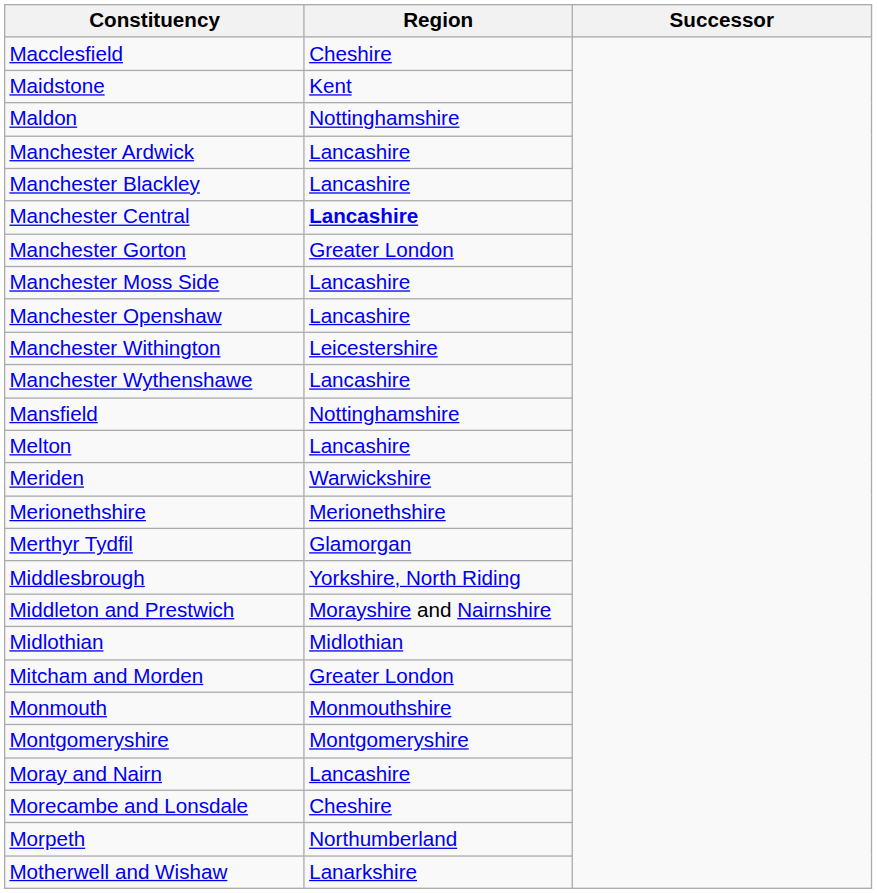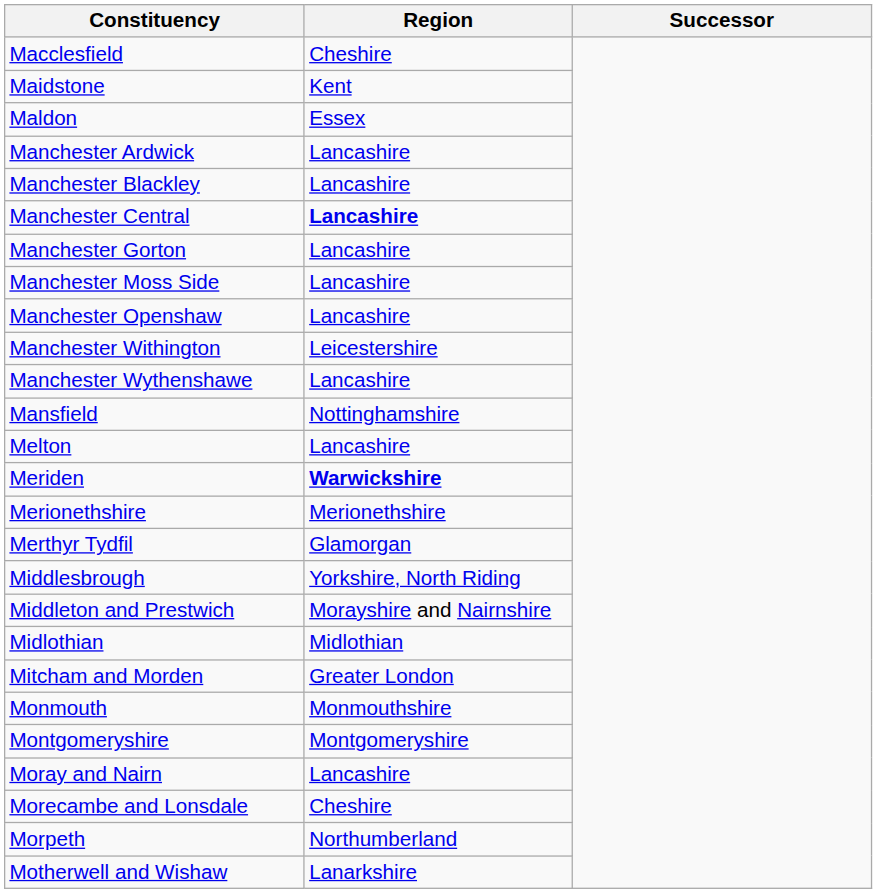(384, 119) Nottinghamshire -> (337, 119) Essex
(381, 250) Greater London -> (360, 250) Lancashire
(370, 479) normal -> (375, 479) bold
